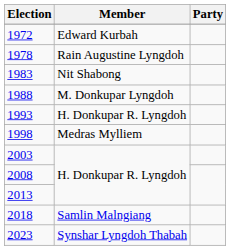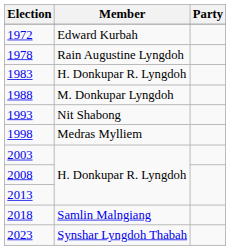(89, 74) Nit Shabong -> (122, 74) H. Donkupar R. Lyngdoh
(122, 114) H. Donkupar R. Lyngdoh -> (89, 114) Nit Shabong
